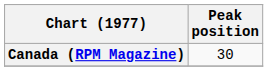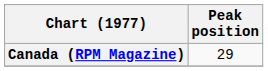(225, 55) 30 -> (225, 55) 29
